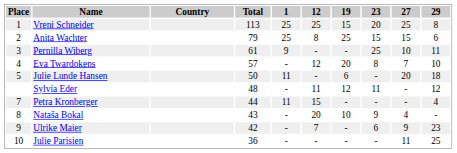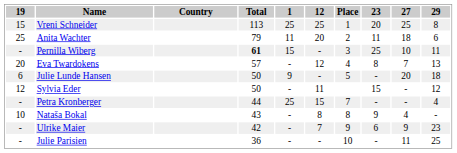columns swapped: (19, 12) <-> (346, 12)
(286, 38) 25 -> (290, 38) 11
(316, 38) 8 -> (320, 38) 20
(376, 38) 15 -> (376, 38) 11
(406, 38) 15 -> (406, 38) 18
(253, 51) normal -> (256, 51) bold
(286, 51) 9 -> (290, 51) 15
(436, 64) 10 -> (436, 64) 13
(286, 76) 11 -> (290, 76) 9
(253, 89) 48 -> (256, 89) 50
(376, 89) 11 -> (376, 89) 15
(286, 102) 11 -> (290, 102) 25
(316, 115) 20 -> (320, 115) 8
